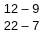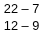rows swapped: (22, 8) <-> (22, 26)
